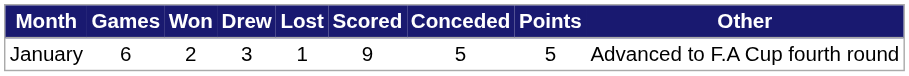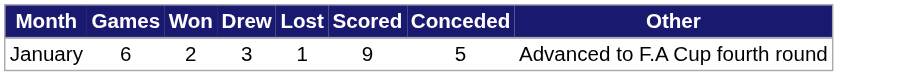- column: (550, 21)
